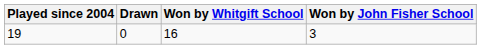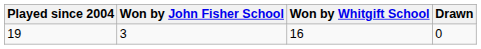columns swapped: (391, 14) <-> (139, 14)
